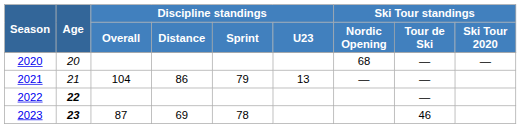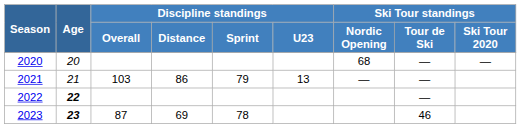(121, 79) 104 -> (121, 79) 103
